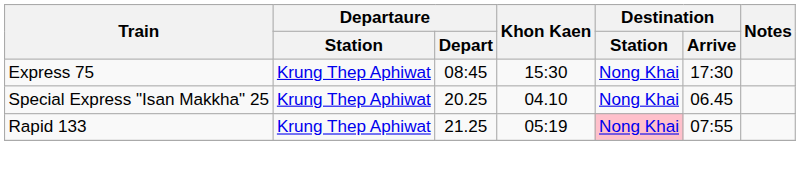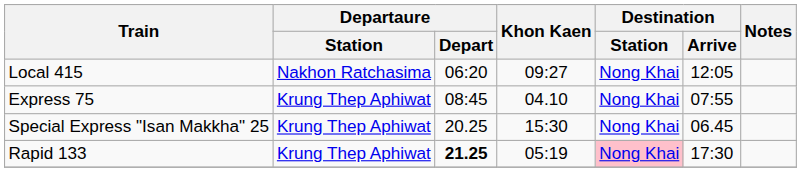+ row: (46, 72)
(546, 72) 15:30 -> (546, 99) 04.10
(712, 72) 17:30 -> (712, 99) 07:55
(546, 99) 04.10 -> (546, 126) 15:30
(466, 126) normal -> (466, 153) bold
(712, 126) 07:55 -> (712, 153) 17:30
